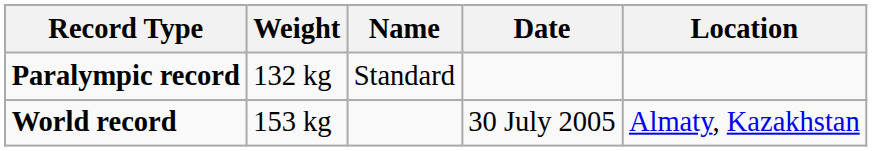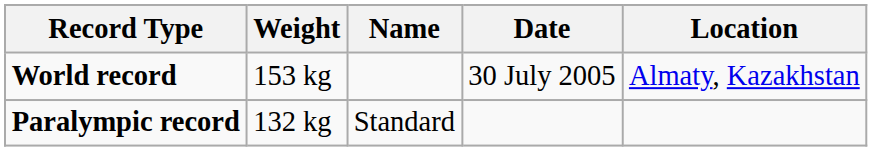rows swapped: (94, 122) <-> (126, 75)
